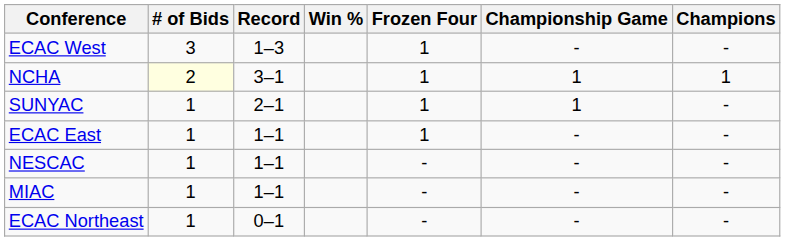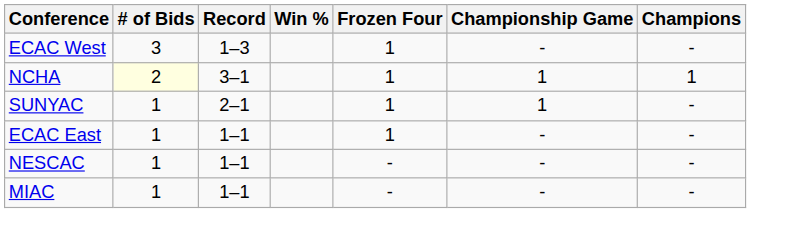- row: (76, 221)
